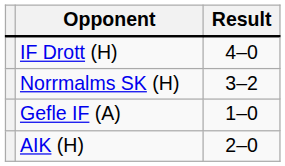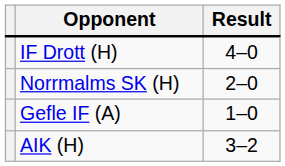(242, 83) 3–2 -> (242, 83) 2–0
(242, 145) 2–0 -> (242, 145) 3–2
